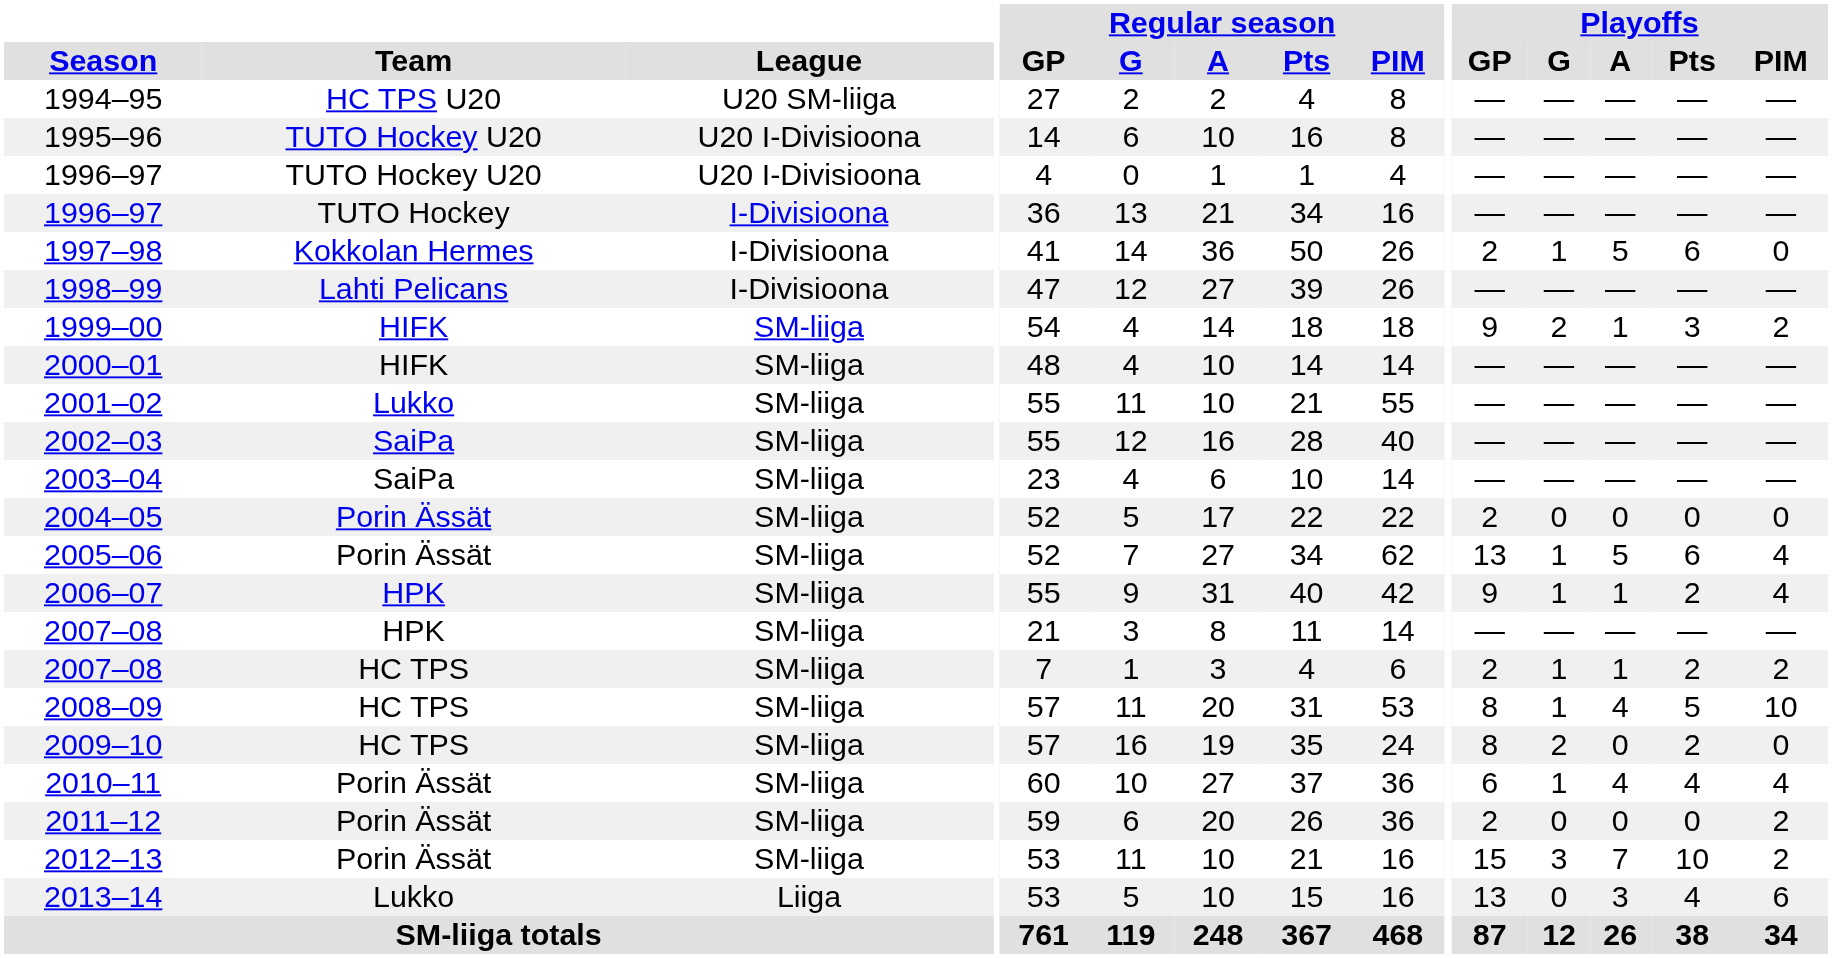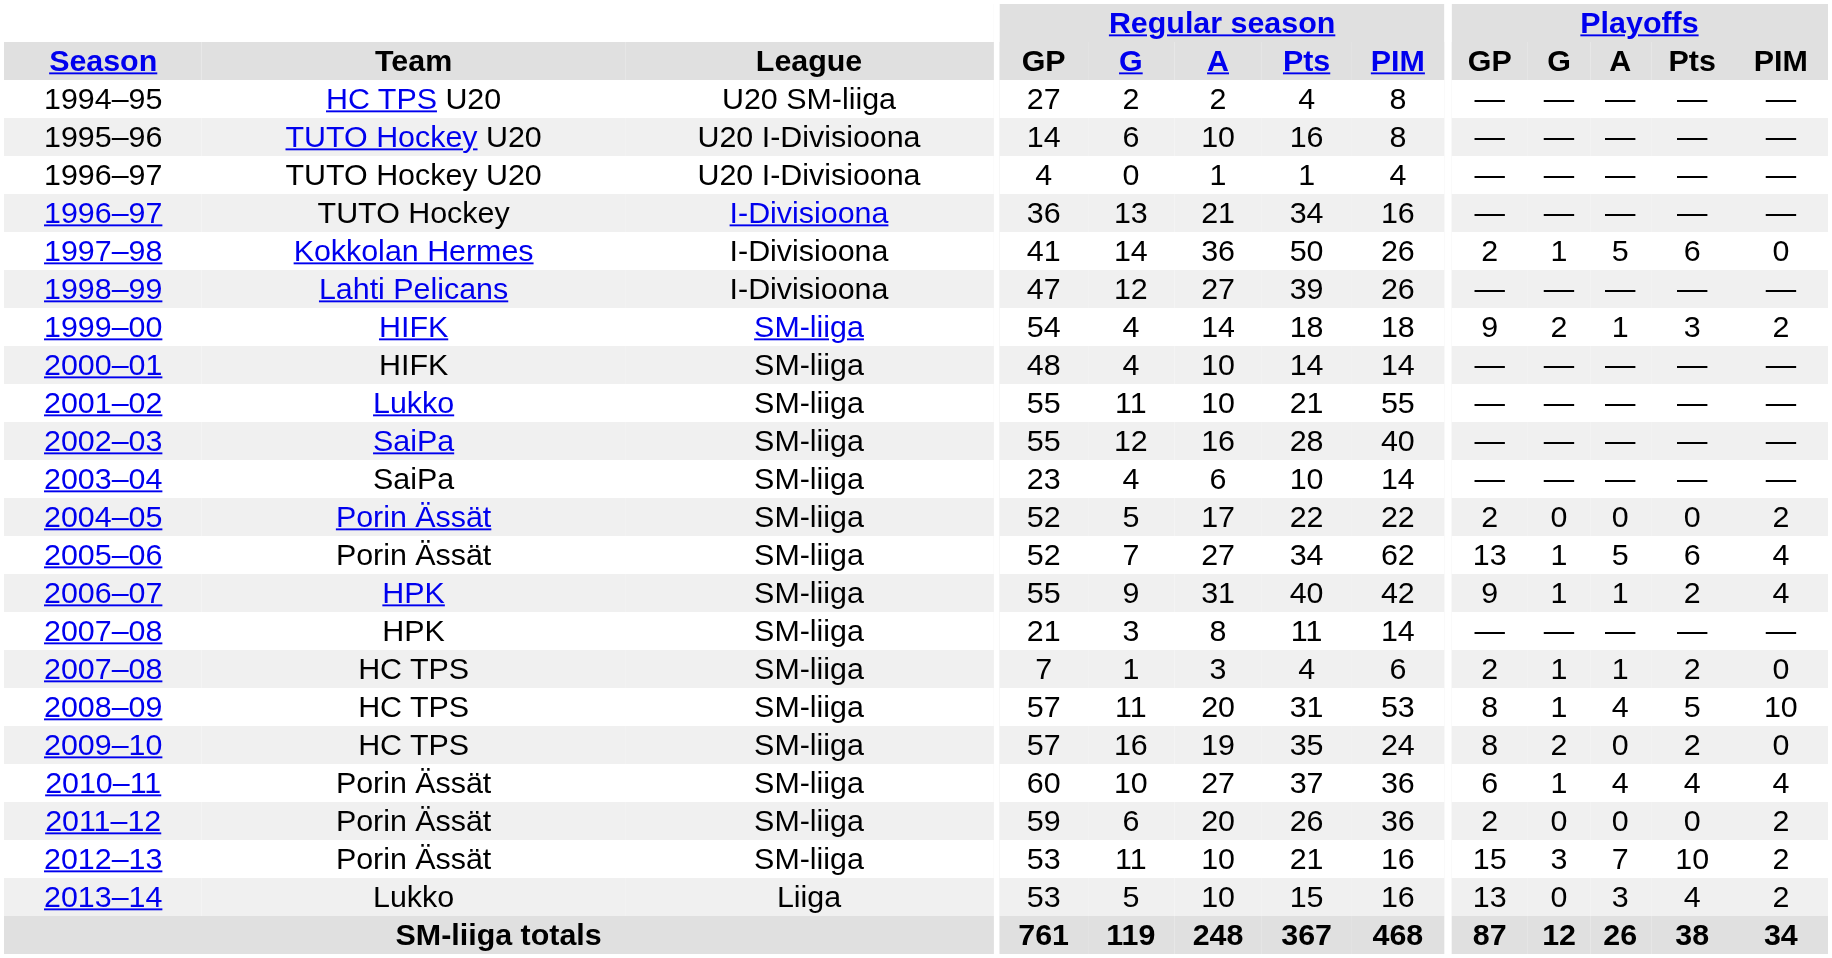(1781, 516) 0 -> (1781, 516) 2
(1781, 668) 2 -> (1781, 668) 0
(1781, 896) 6 -> (1781, 896) 2
